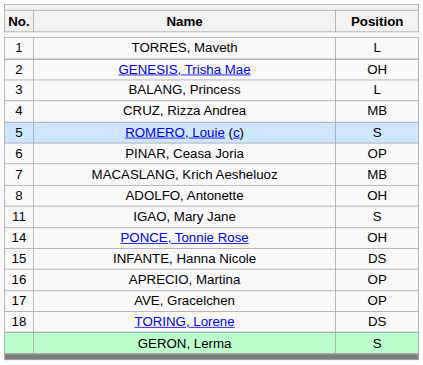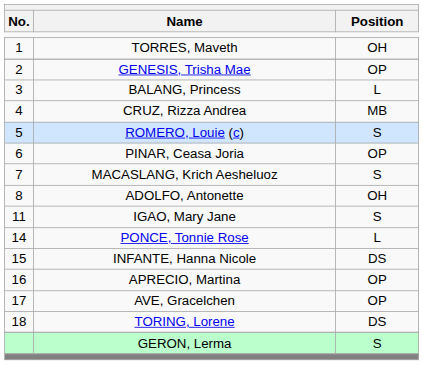(377, 48) L -> (377, 48) OH
(377, 69) OH -> (377, 69) OP
(377, 174) MB -> (377, 174) S
(377, 237) OH -> (377, 237) L
